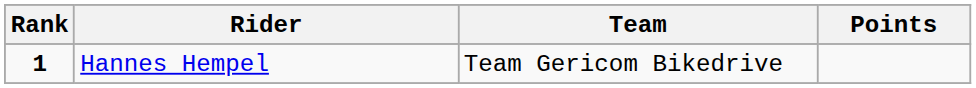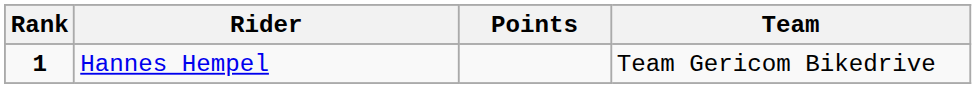columns swapped: (638, 25) <-> (894, 25)
